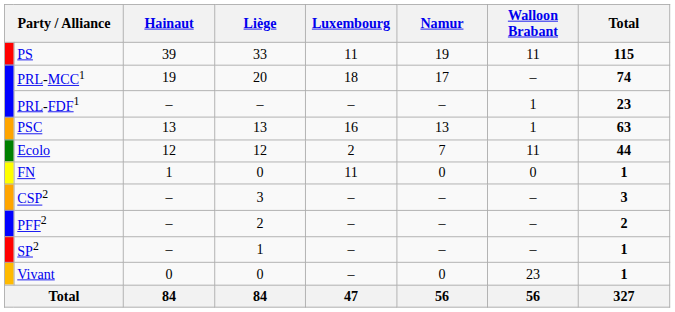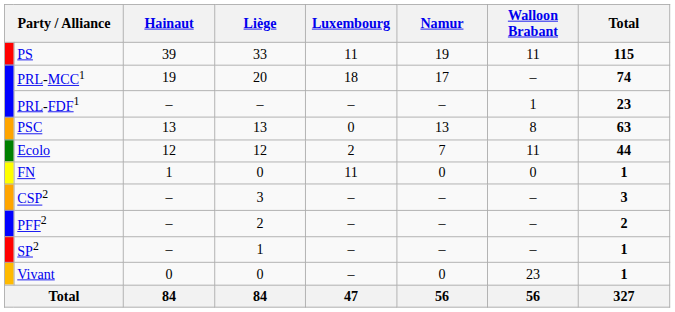(351, 128) 16 -> (351, 128) 0
(533, 128) 1 -> (533, 128) 8
